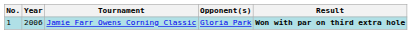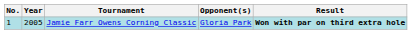(33, 23) 2006 -> (33, 23) 2005
